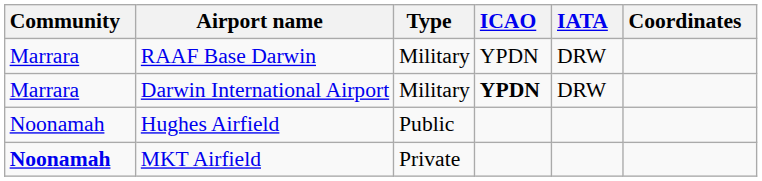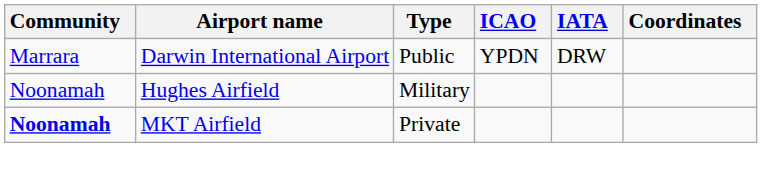- row: (228, 55)
(435, 90) Military -> (427, 55) Public
(510, 90) bold -> (509, 55) normal
(427, 124) Public -> (435, 90) Military
